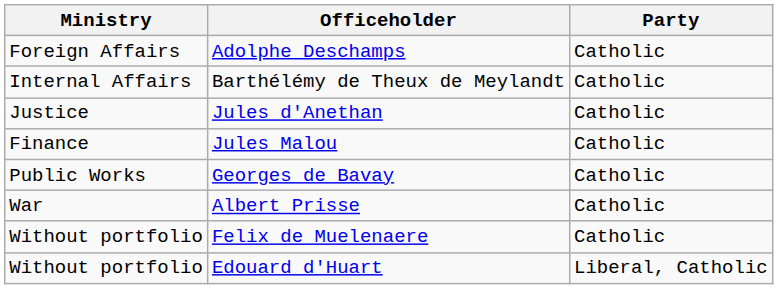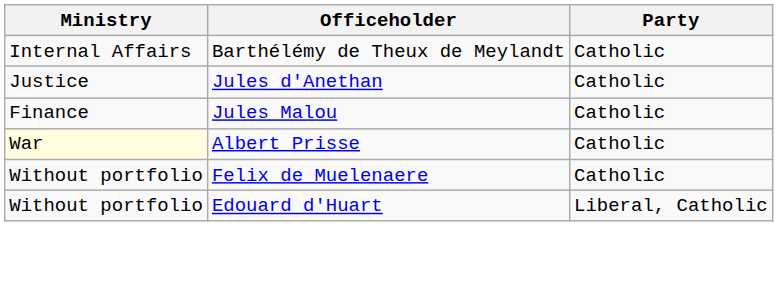- row: (309, 51)
- row: (303, 175)
(26, 206) no background -> (26, 144) lightyellow background
